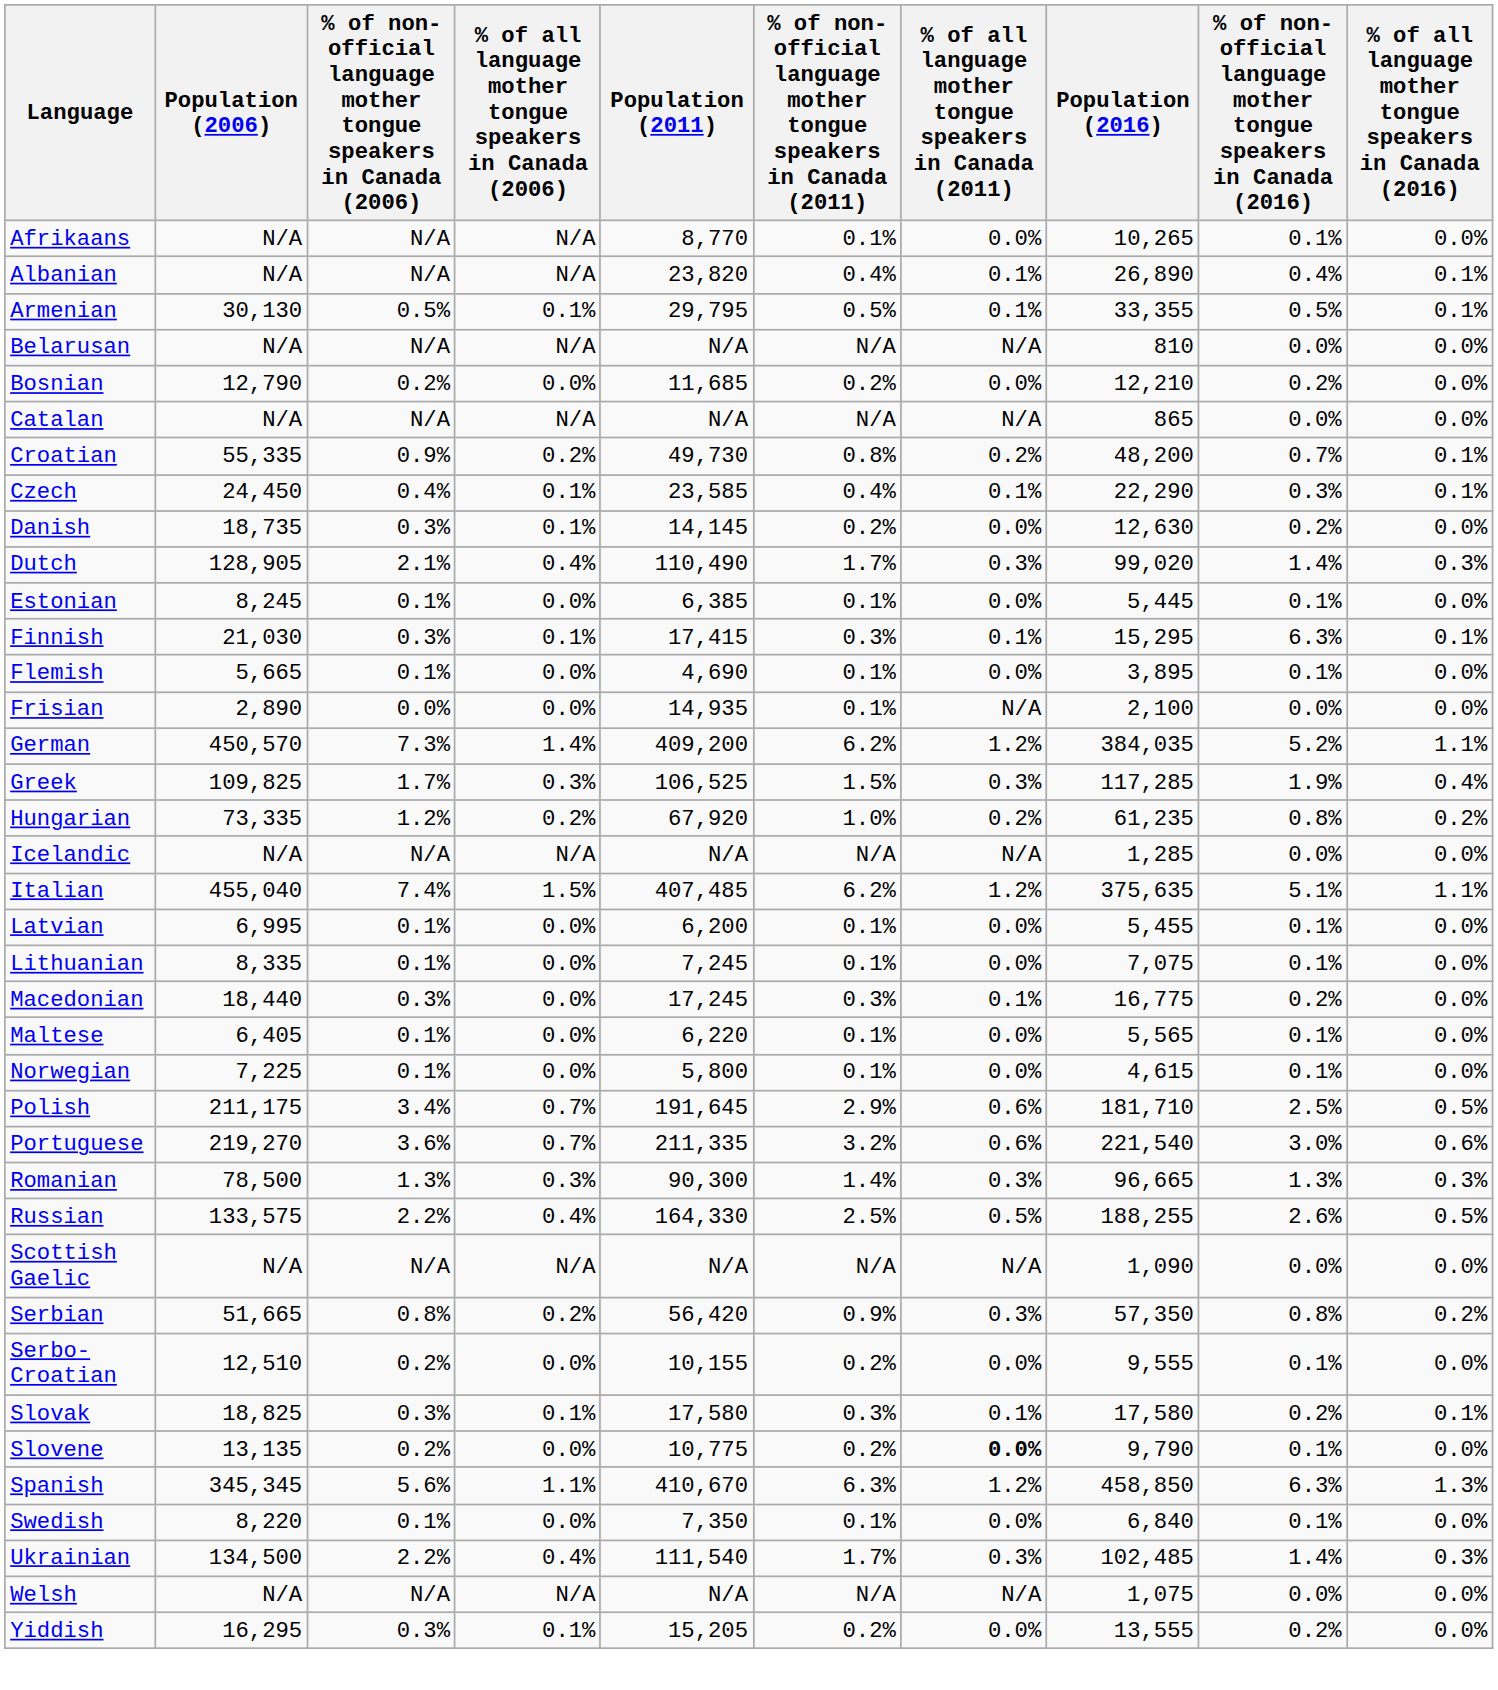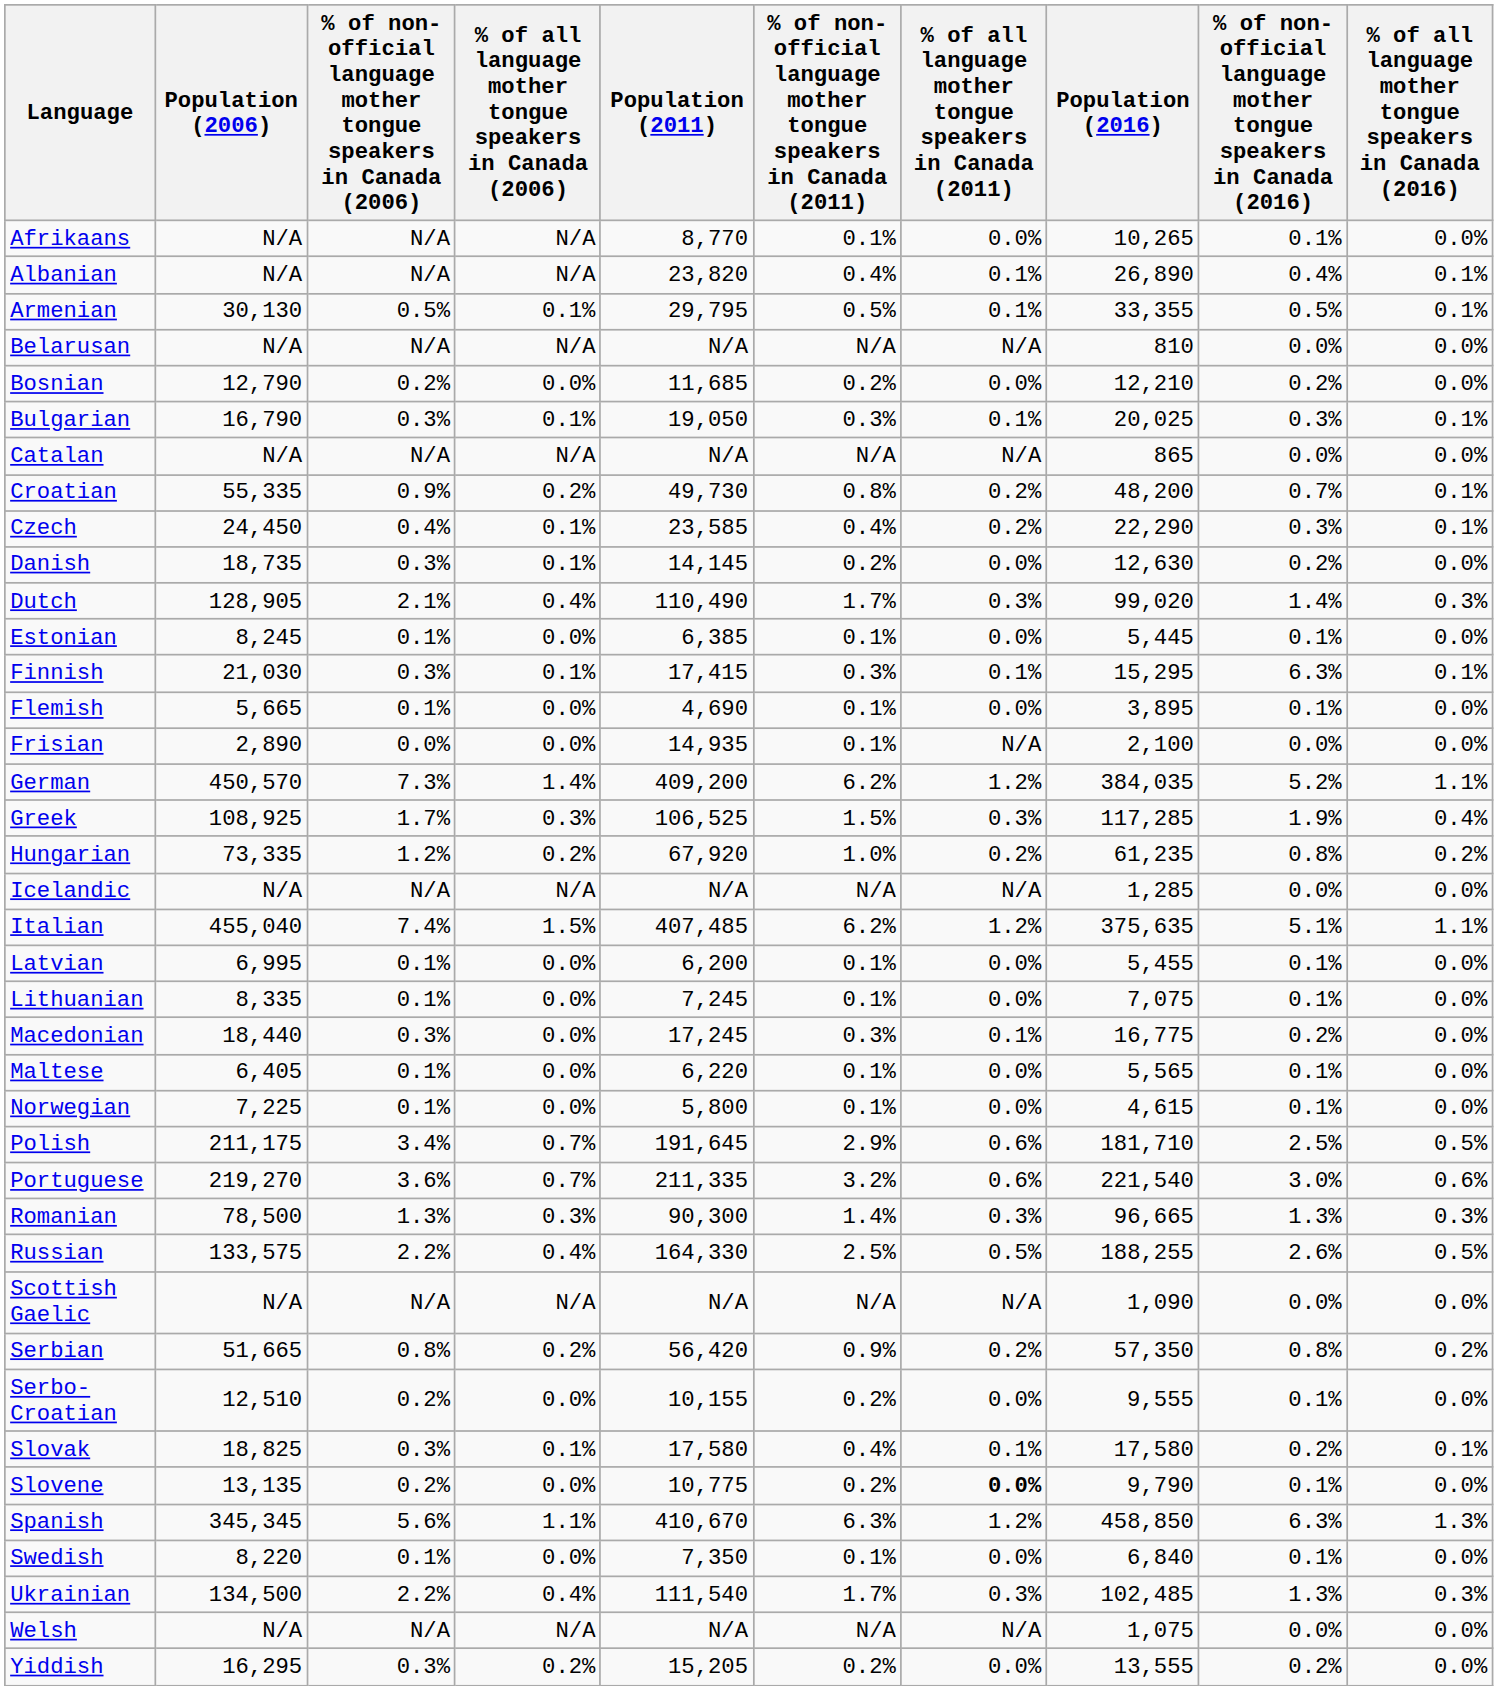+ row: (70, 420)
(1015, 492) 0.1% -> (1015, 529) 0.2%
(255, 782) 109,825 -> (255, 818) 108,925
(1015, 1315) 0.3% -> (1015, 1351) 0.2%
(869, 1413) 0.3% -> (869, 1449) 0.4%
(1315, 1558) 1.4% -> (1315, 1594) 1.3%
(569, 1631) 0.1% -> (569, 1667) 0.2%
